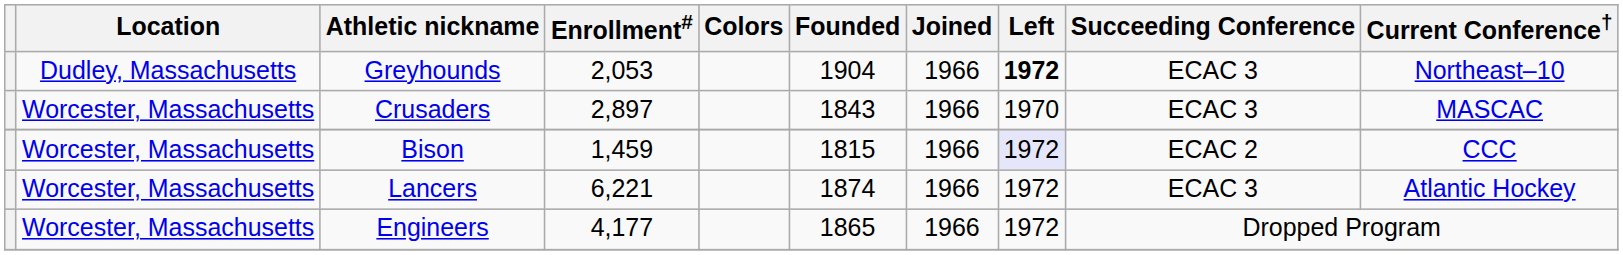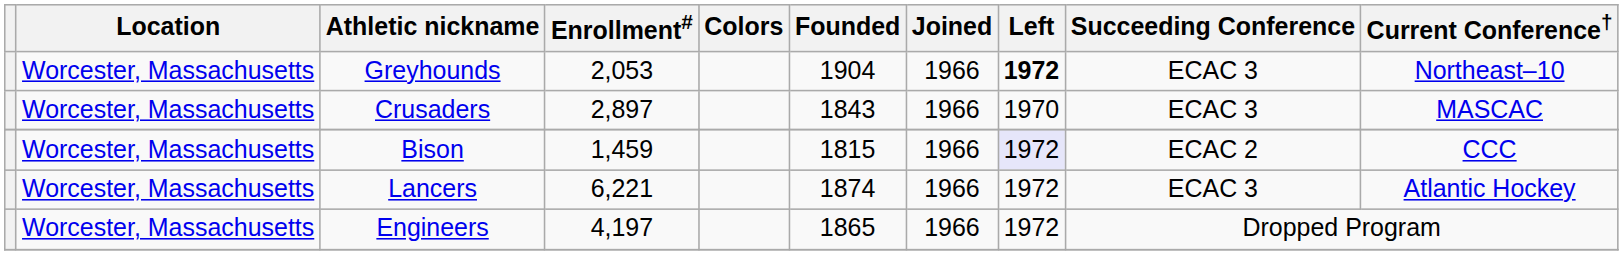(168, 70) Dudley, Massachusetts -> (168, 70) Worcester, Massachusetts
(622, 228) 4,177 -> (622, 228) 4,197
